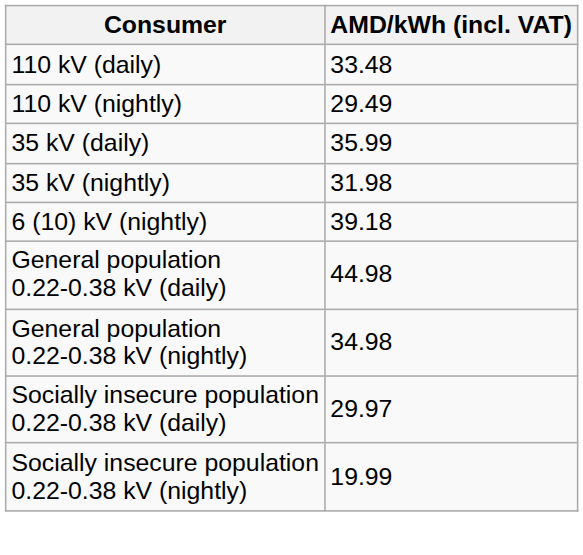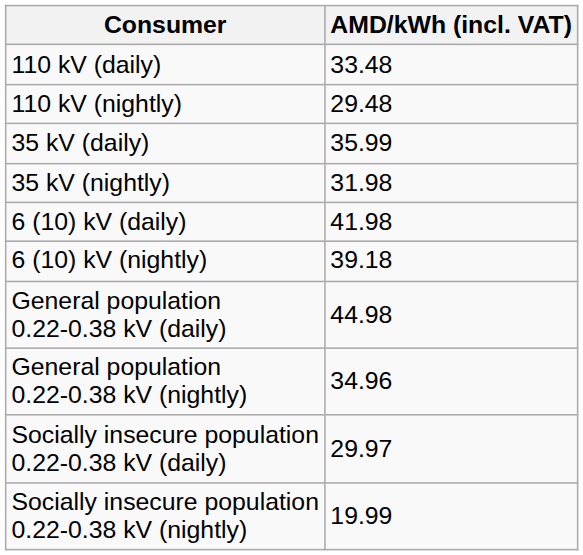(361, 103) 29.49 -> (361, 103) 29.48
+ row: (99, 221)
(361, 342) 34.98 -> (361, 381) 34.96
